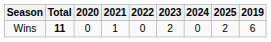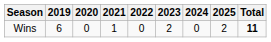columns swapped: (253, 12) <-> (60, 12)
